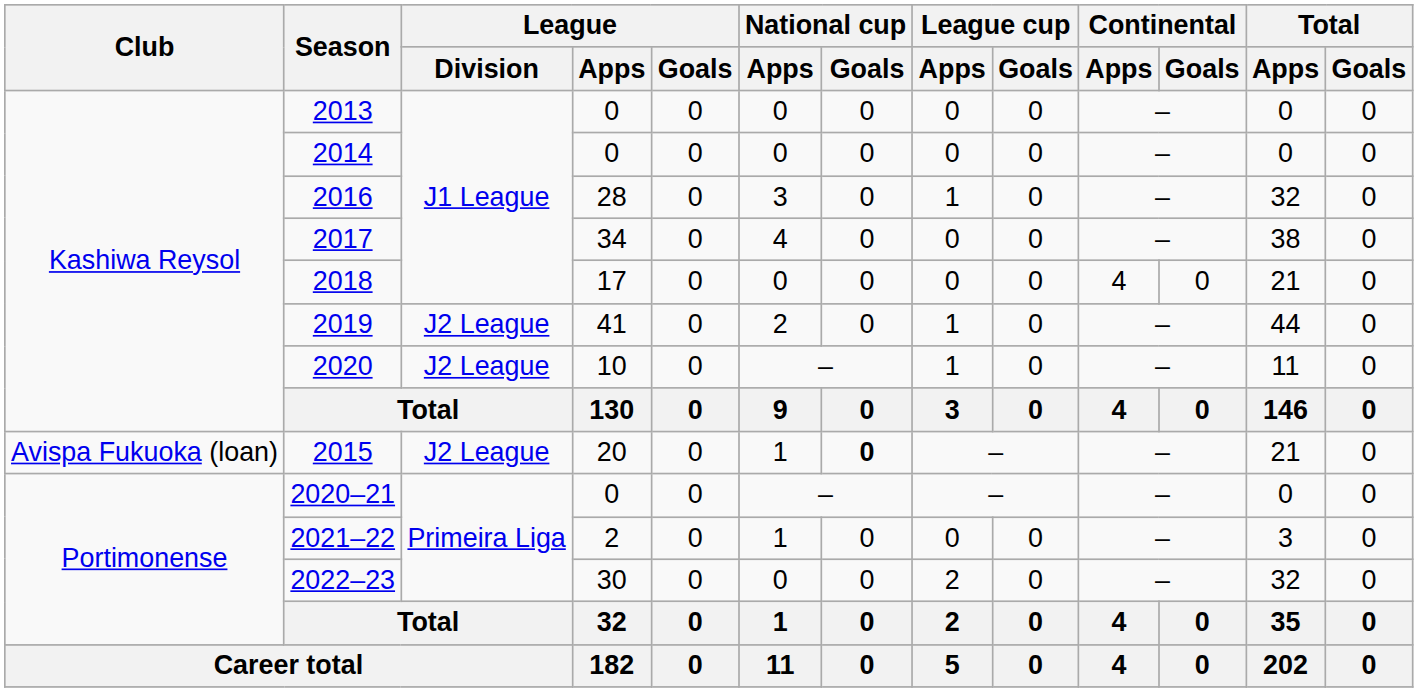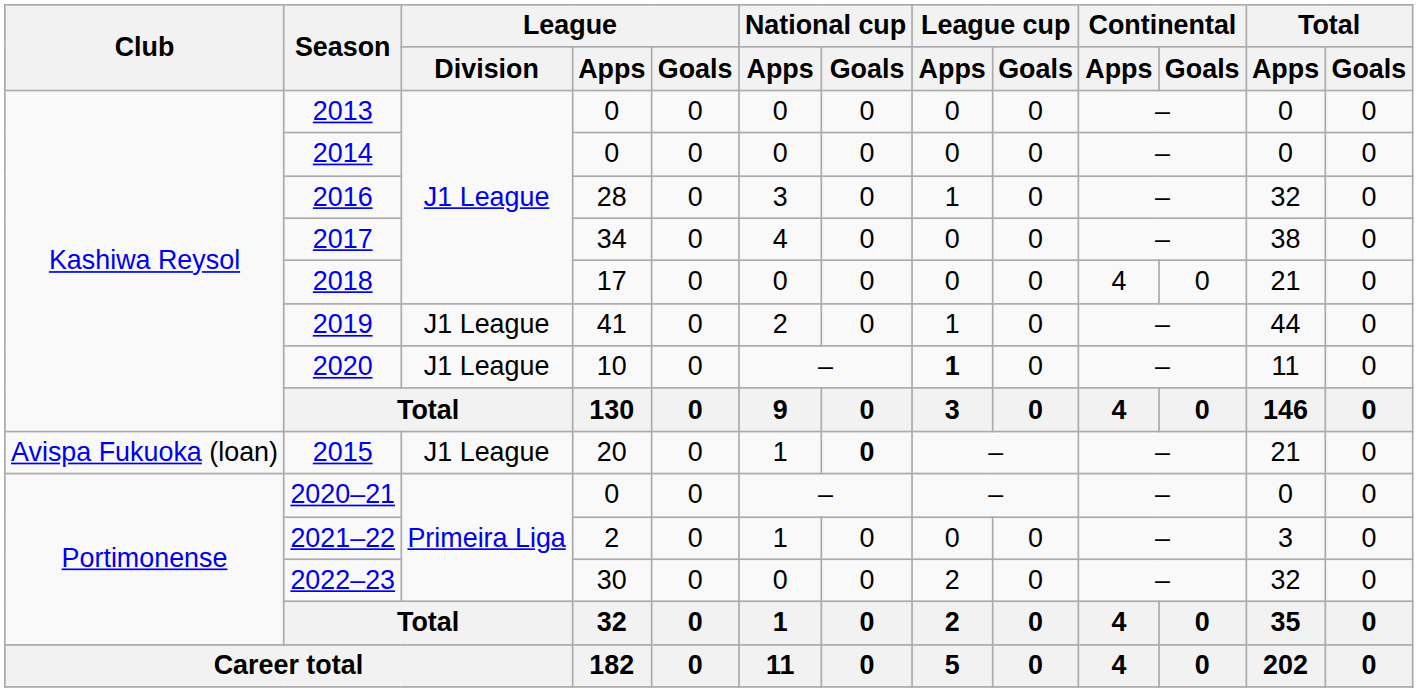(487, 324) J2 League -> (487, 324) J1 League
(487, 366) J2 League -> (487, 366) J1 League
(952, 366) normal -> (952, 366) bold
(487, 452) J2 League -> (487, 452) J1 League
